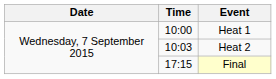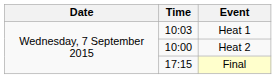(178, 30) 10:00 -> (178, 30) 10:03
(178, 47) 10:03 -> (178, 47) 10:00
